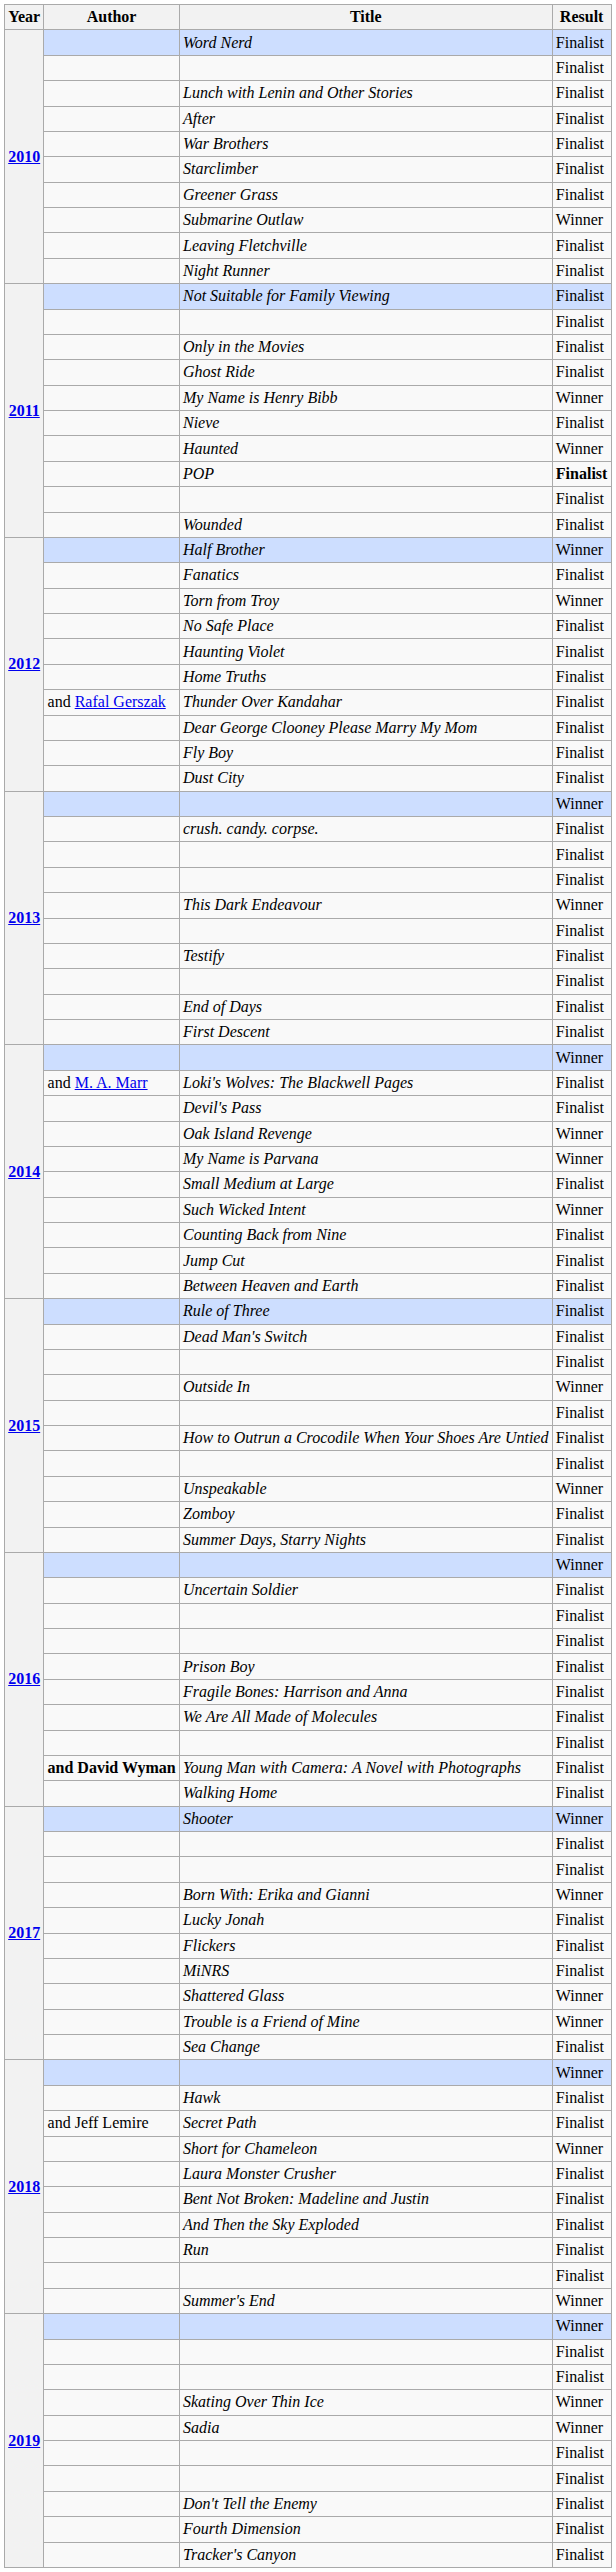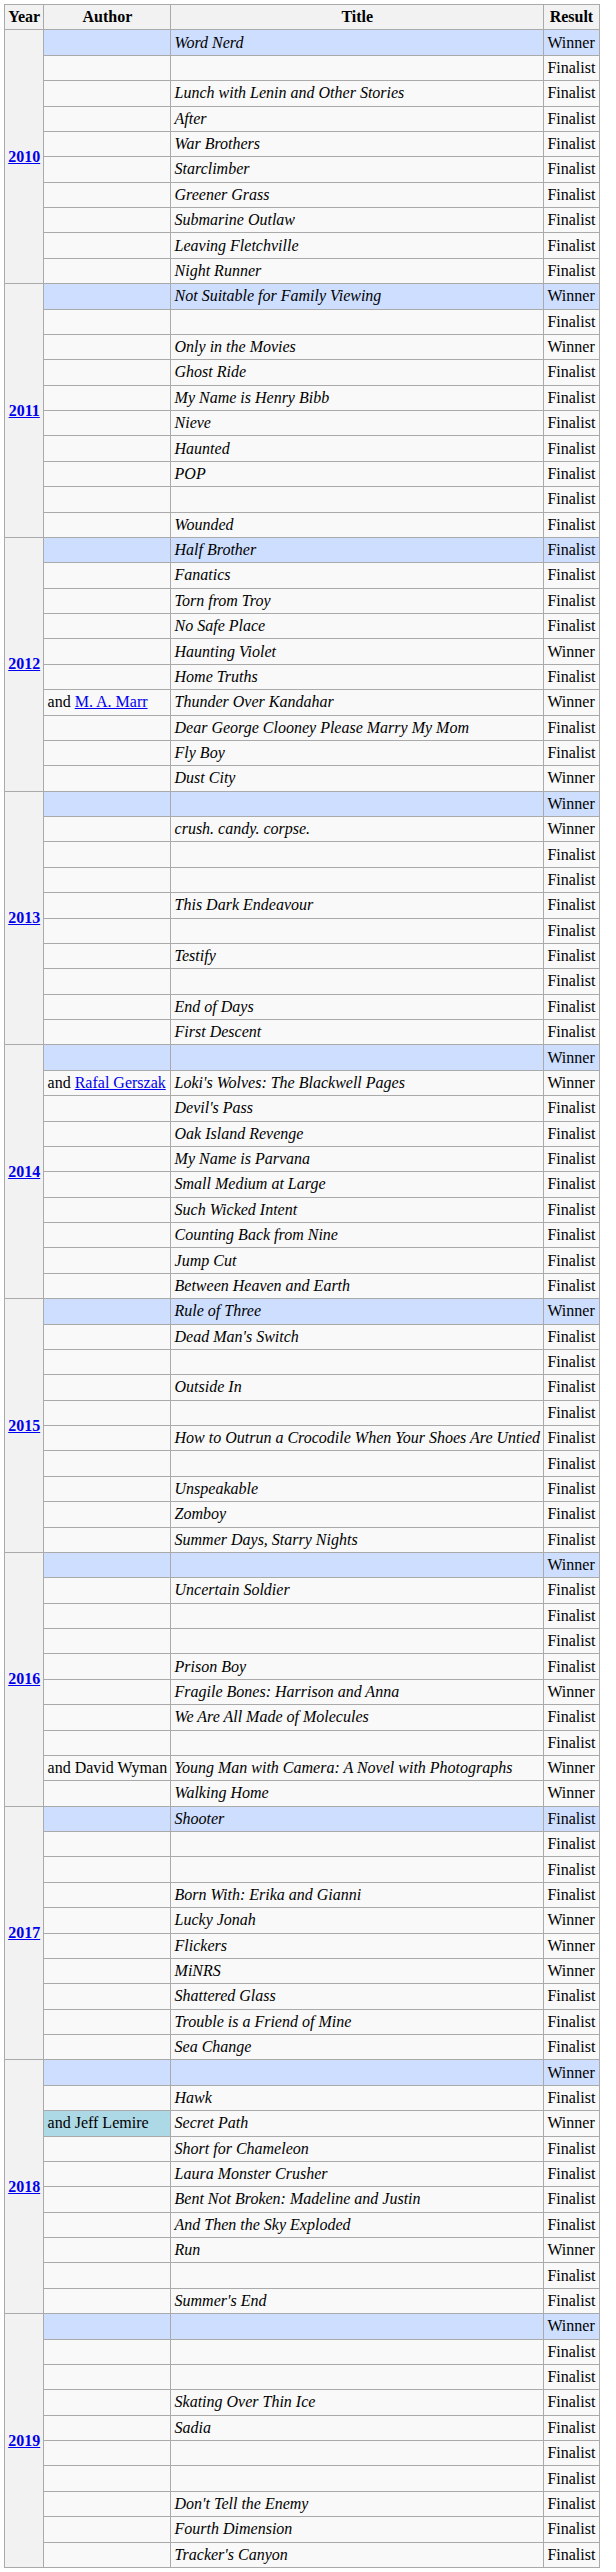(580, 42) Finalist -> (571, 42) Winner
(580, 220) Winner -> (571, 220) Finalist
(580, 296) Finalist -> (571, 296) Winner
(580, 347) Finalist -> (571, 347) Winner
(580, 397) Winner -> (571, 397) Finalist
(580, 448) Winner -> (571, 448) Finalist
(582, 473) bold -> (571, 473) normal
(580, 550) Winner -> (571, 550) Finalist
(580, 600) Winner -> (571, 600) Finalist
(580, 651) Finalist -> (571, 651) Winner
(107, 702) and Rafal Gerszak -> (98, 702) and M. A. Marr
(580, 702) Finalist -> (571, 702) Winner
(580, 778) Finalist -> (571, 778) Winner
(580, 829) Finalist -> (571, 829) Winner
(580, 905) Winner -> (571, 905) Finalist
(98, 1082) and M. A. Marr -> (107, 1082) and Rafal Gerszak
(580, 1082) Finalist -> (571, 1082) Winner
(580, 1133) Winner -> (571, 1133) Finalist
(580, 1159) Winner -> (571, 1159) Finalist
(580, 1209) Winner -> (571, 1209) Finalist
(580, 1311) Finalist -> (571, 1311) Winner
(580, 1387) Winner -> (571, 1387) Finalist
(580, 1488) Winner -> (571, 1488) Finalist
(580, 1691) Finalist -> (571, 1691) Winner
(112, 1768) bold -> (107, 1768) normal
(580, 1768) Finalist -> (571, 1768) Winner
(580, 1793) Finalist -> (571, 1793) Winner
(580, 1818) Winner -> (571, 1818) Finalist
(580, 1894) Winner -> (571, 1894) Finalist
(580, 1920) Finalist -> (571, 1920) Winner
(580, 1945) Finalist -> (571, 1945) Winner
(580, 1971) Finalist -> (571, 1971) Winner
(580, 1996) Winner -> (571, 1996) Finalist
(580, 2021) Winner -> (571, 2021) Finalist
(98, 2123) no background -> (98, 2123) lightblue background
(580, 2123) Finalist -> (571, 2123) Winner
(580, 2148) Winner -> (571, 2148) Finalist
(580, 2250) Finalist -> (571, 2250) Winner
(580, 2300) Winner -> (571, 2300) Finalist
(580, 2402) Winner -> (571, 2402) Finalist
(580, 2427) Winner -> (571, 2427) Finalist
